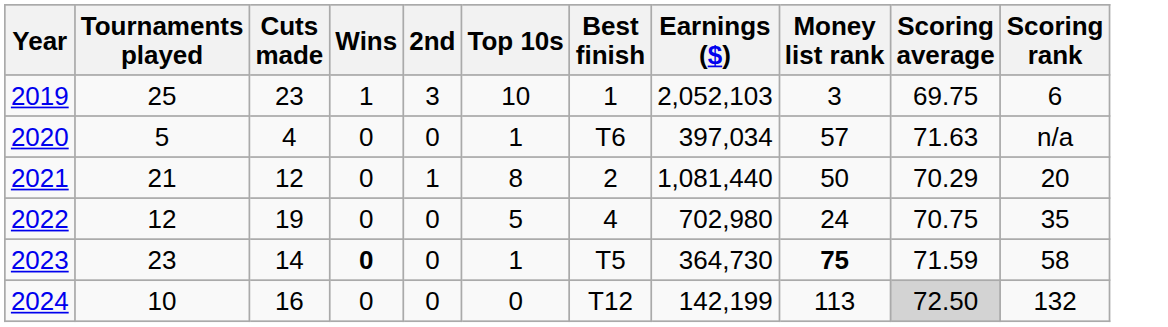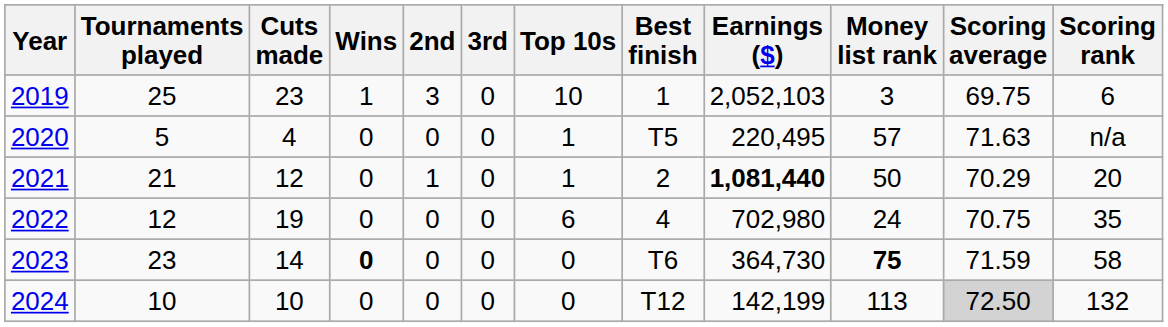+ column: (488, 40)
(610, 137) T6 -> (663, 137) T5
(726, 137) 397,034 -> (778, 137) 220,495
(516, 178) 8 -> (568, 178) 1
(715, 178) normal -> (767, 178) bold
(516, 219) 5 -> (568, 219) 6
(516, 260) 1 -> (568, 260) 0
(610, 260) T5 -> (663, 260) T6
(289, 302) 16 -> (289, 302) 10
